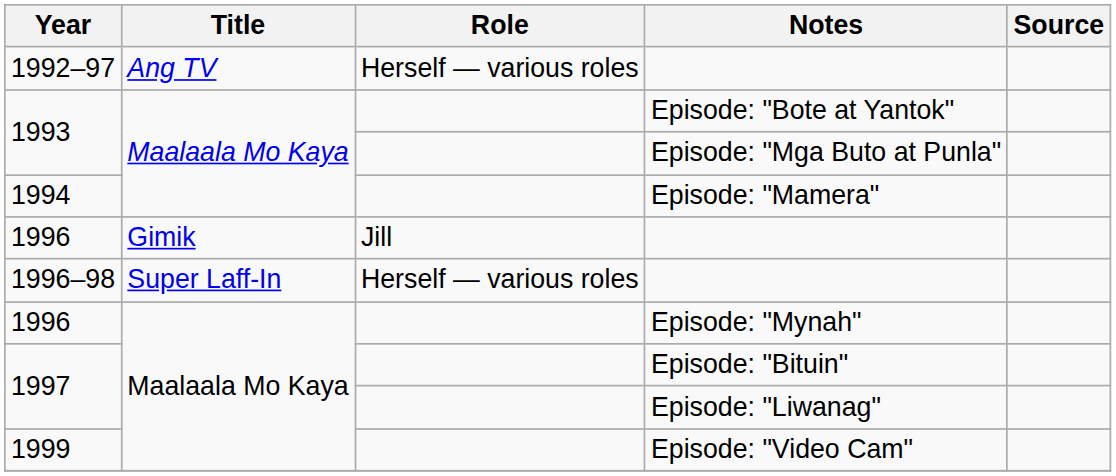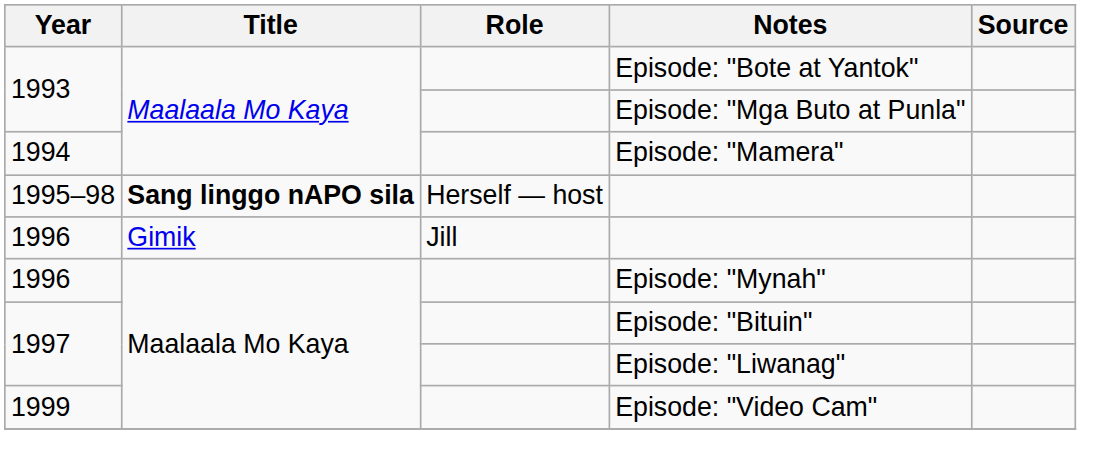- row: (63, 68)
+ row: (63, 195)
- row: (63, 279)
